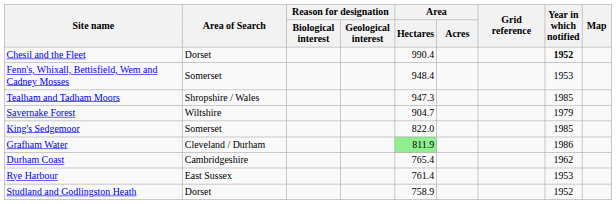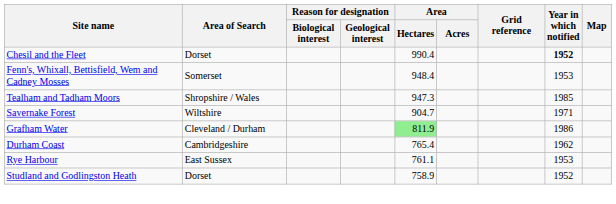(563, 113) 1979 -> (563, 113) 1971
- row: (43, 129)
(423, 176) 761.4 -> (423, 160) 761.1
